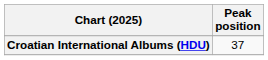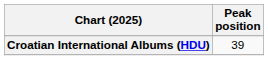(238, 45) 37 -> (238, 45) 39
